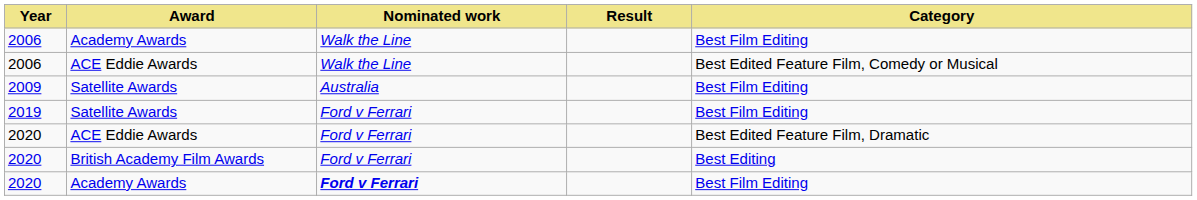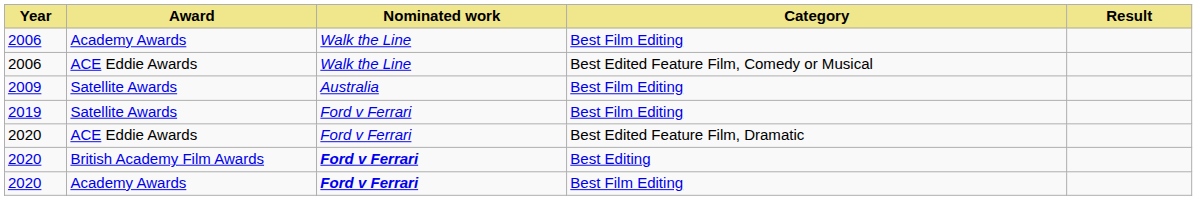columns swapped: (942, 16) <-> (629, 16)
(366, 159) normal -> (369, 159) bold
